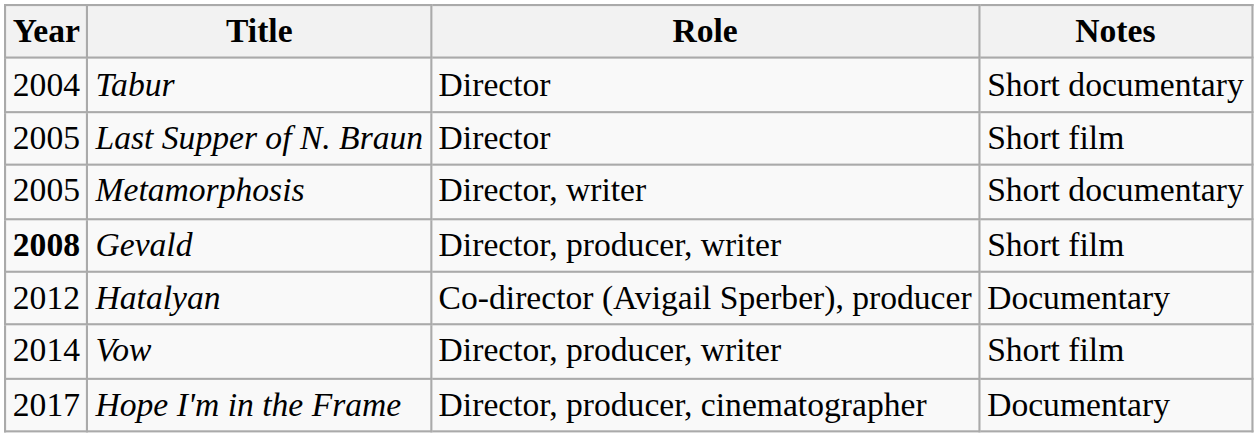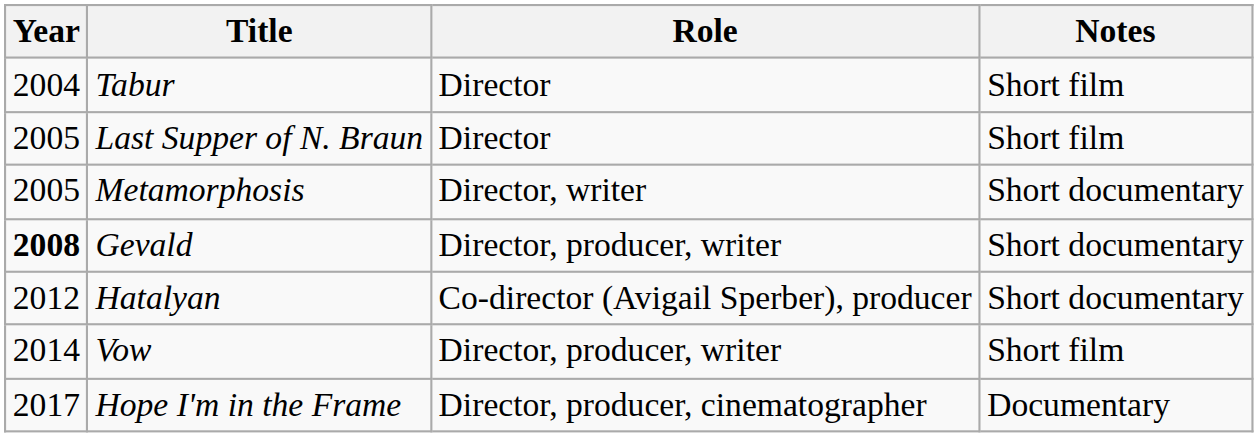(1115, 84) Short documentary -> (1056, 84) Short film
(1056, 244) Short film -> (1115, 244) Short documentary
(1079, 297) Documentary -> (1115, 297) Short documentary
